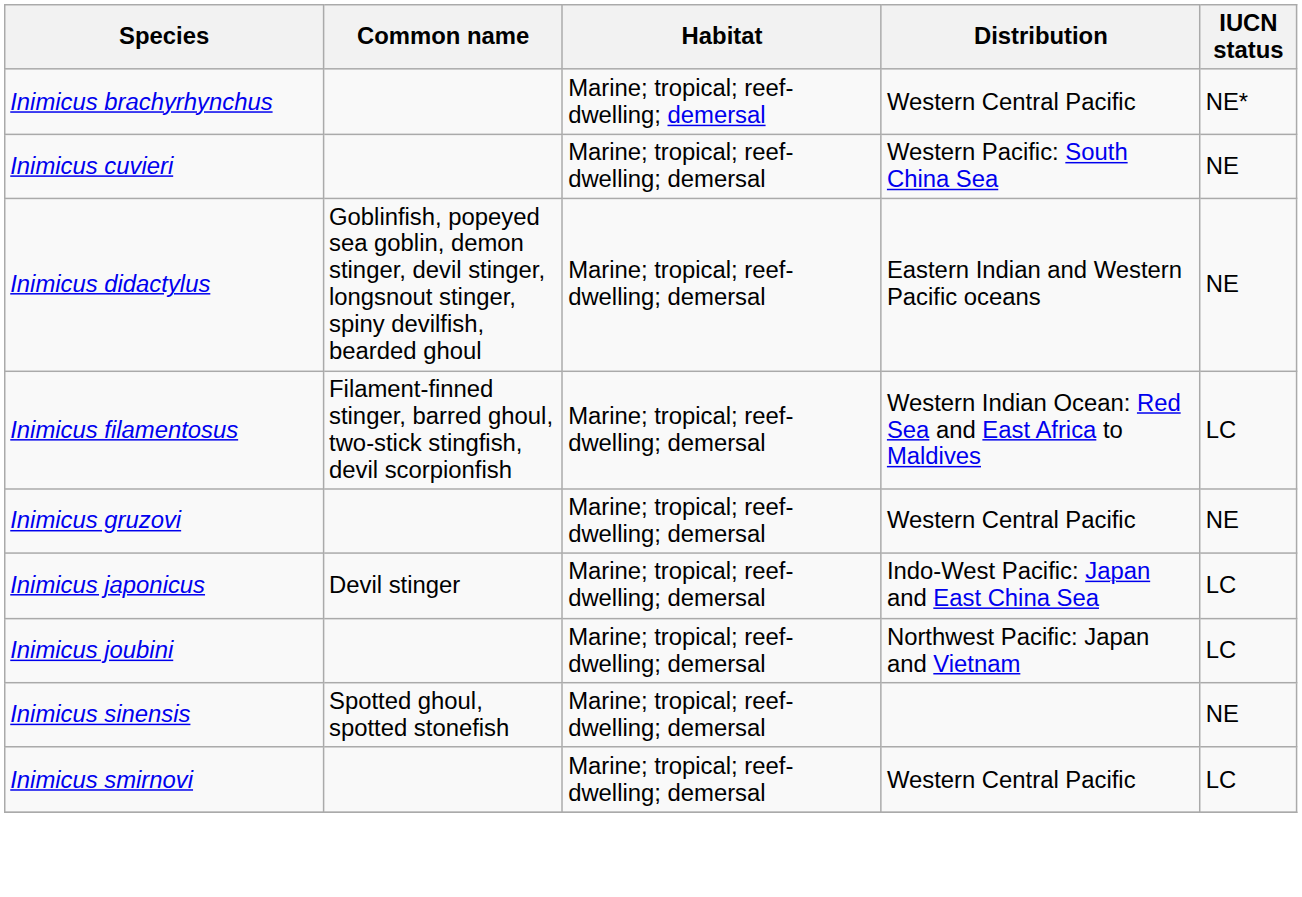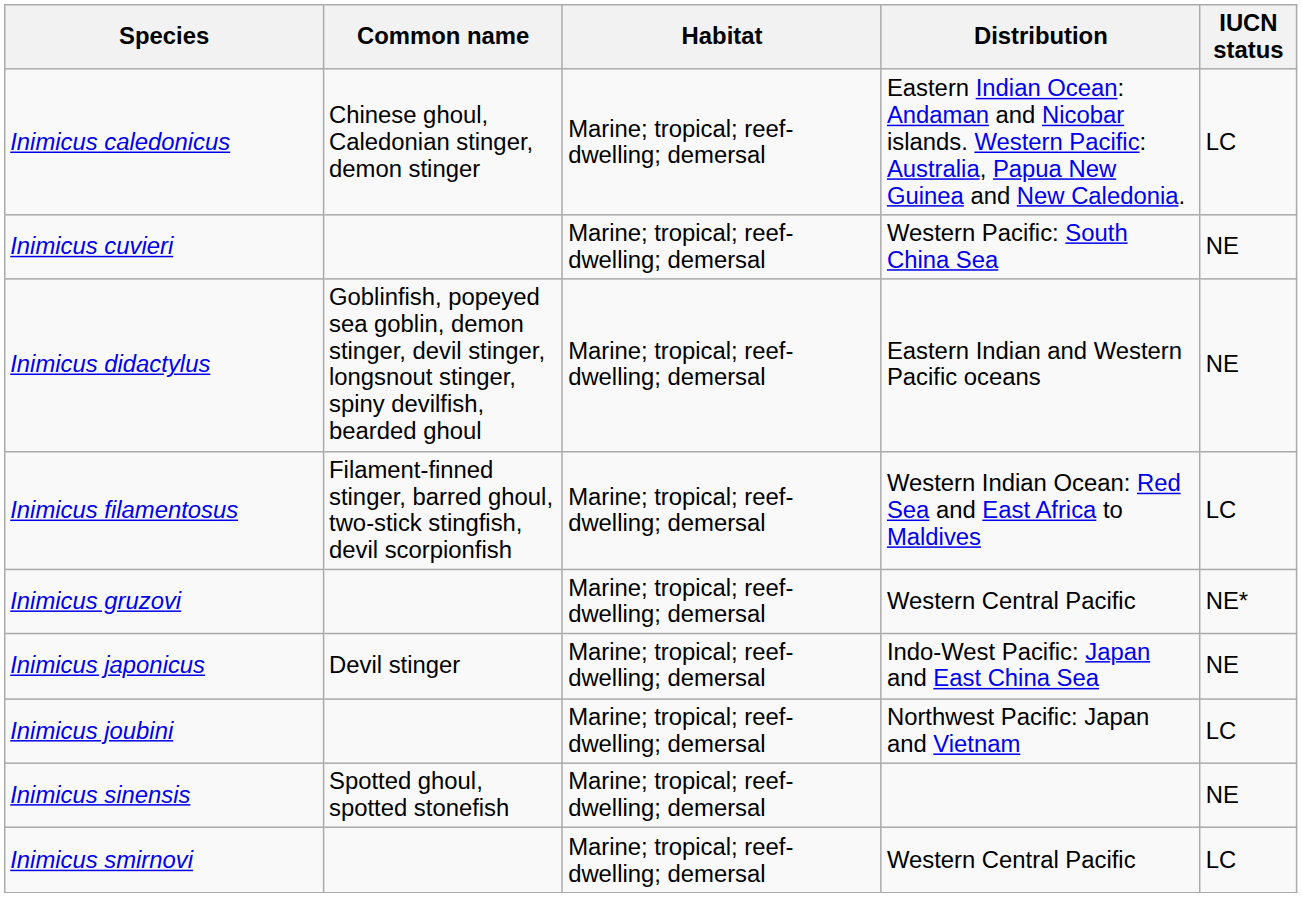- row: (141, 101)
+ row: (120, 141)
(1222, 520) NE -> (1227, 601) NE*
(1221, 585) LC -> (1222, 665) NE
